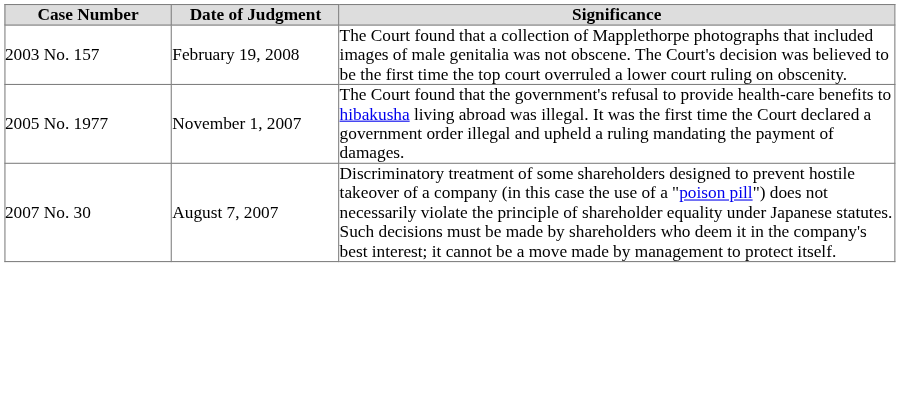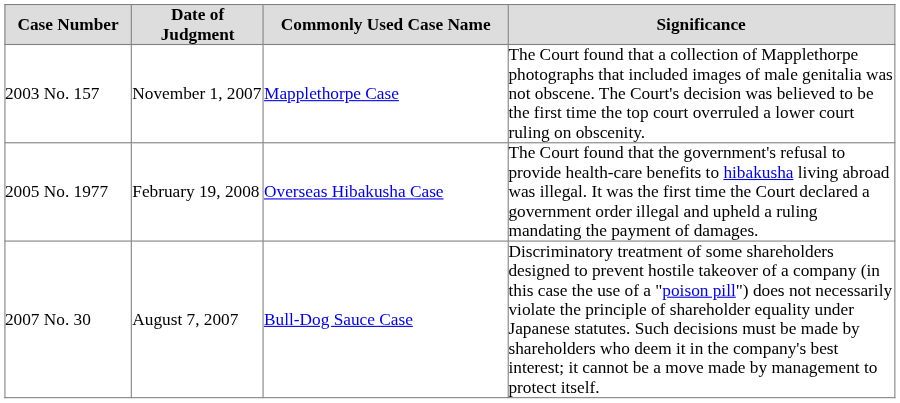+ column: (386, 24)
(236, 54) February 19, 2008 -> (197, 93) November 1, 2007
(237, 123) November 1, 2007 -> (196, 191) February 19, 2008
